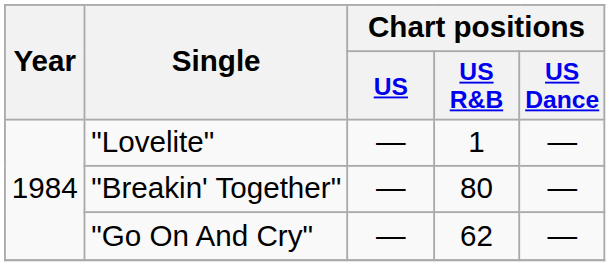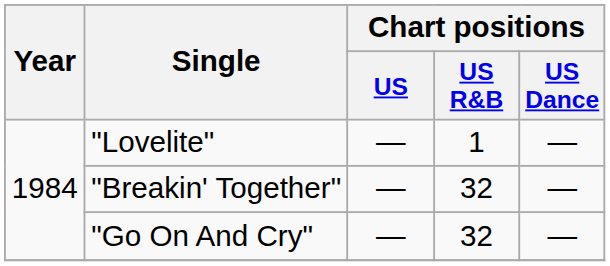(476, 189) 80 -> (476, 189) 32
(476, 235) 62 -> (476, 235) 32
